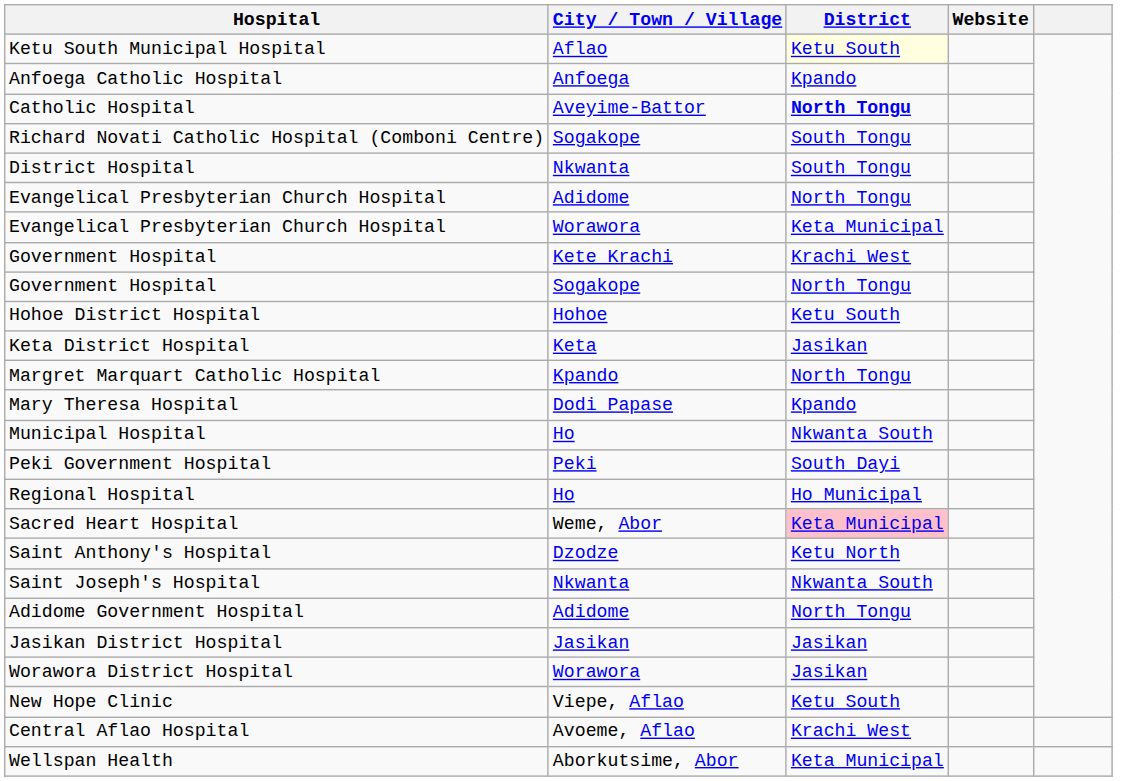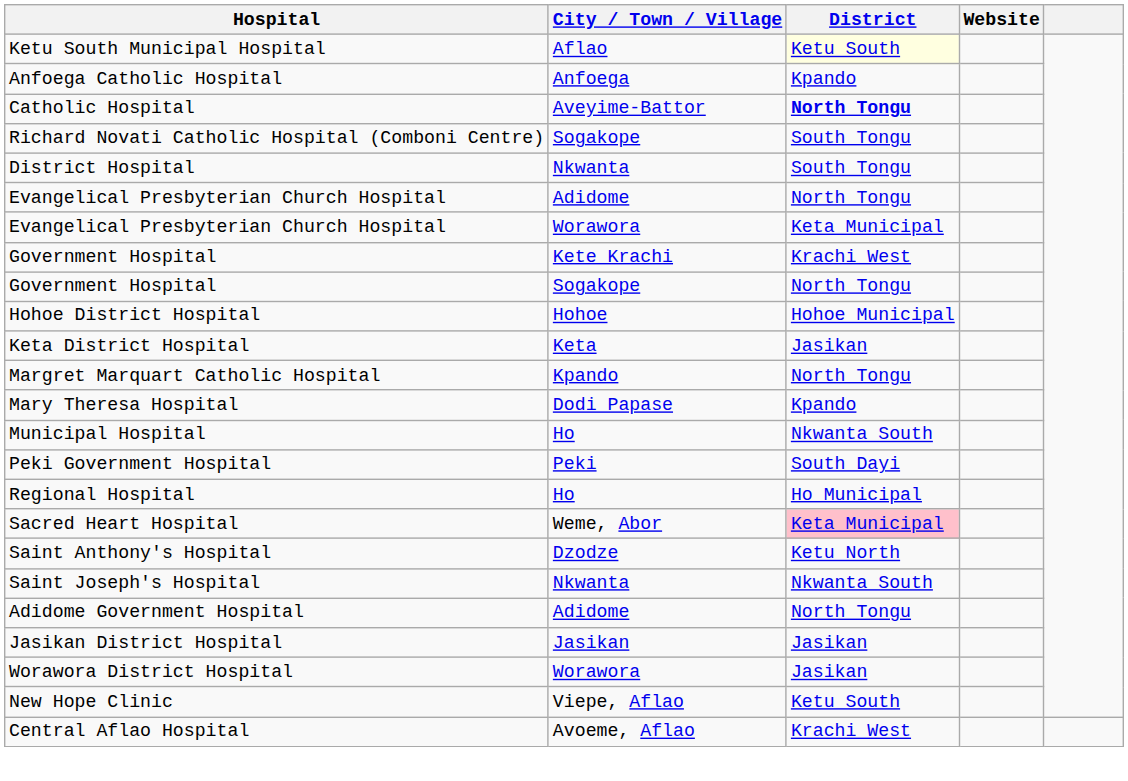(845, 316) Ketu South -> (873, 316) Hohoe Municipal
- row: (91, 761)
